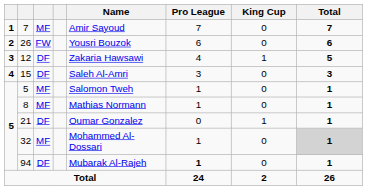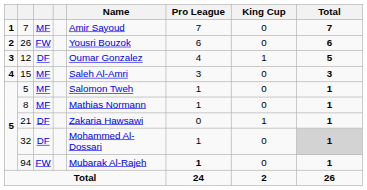(106, 58) Zakaria Hawsawi -> (106, 58) Oumar Gonzalez
(43, 74) DF -> (43, 74) MF
(106, 120) Oumar Gonzalez -> (106, 120) Zakaria Hawsawi
(43, 141) MF -> (43, 141) DF
(43, 162) DF -> (43, 162) FW
